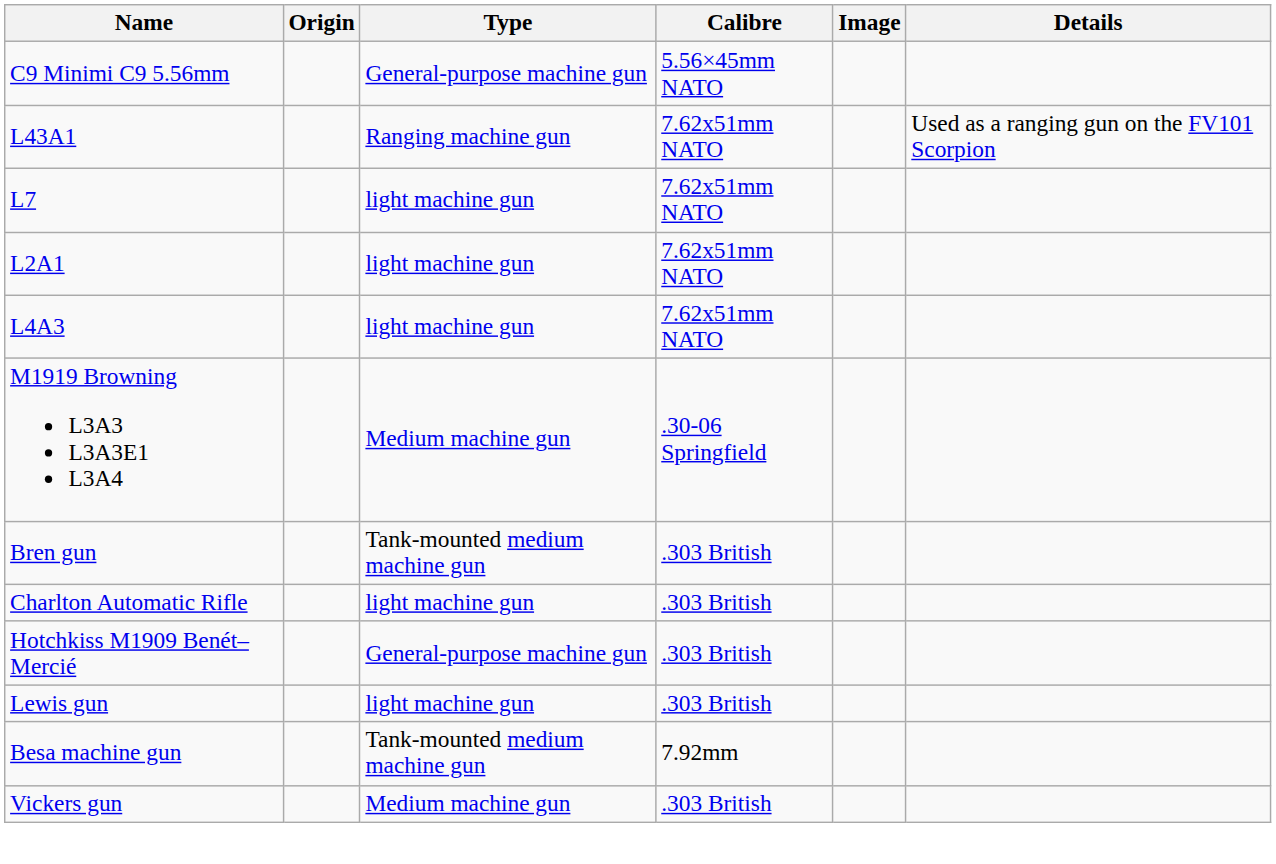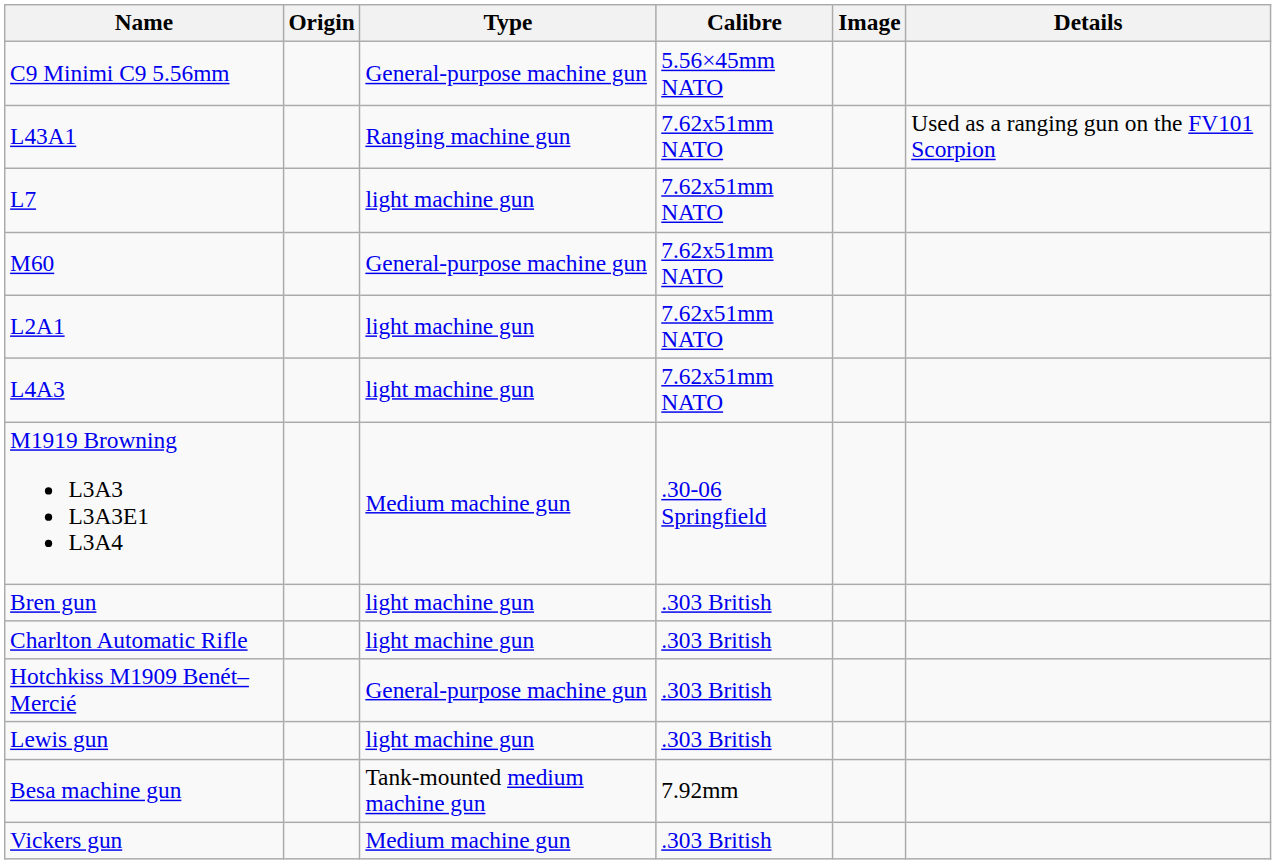+ row: (32, 263)
(475, 552) Tank-mounted medium machine gun -> (450, 602) light machine gun
